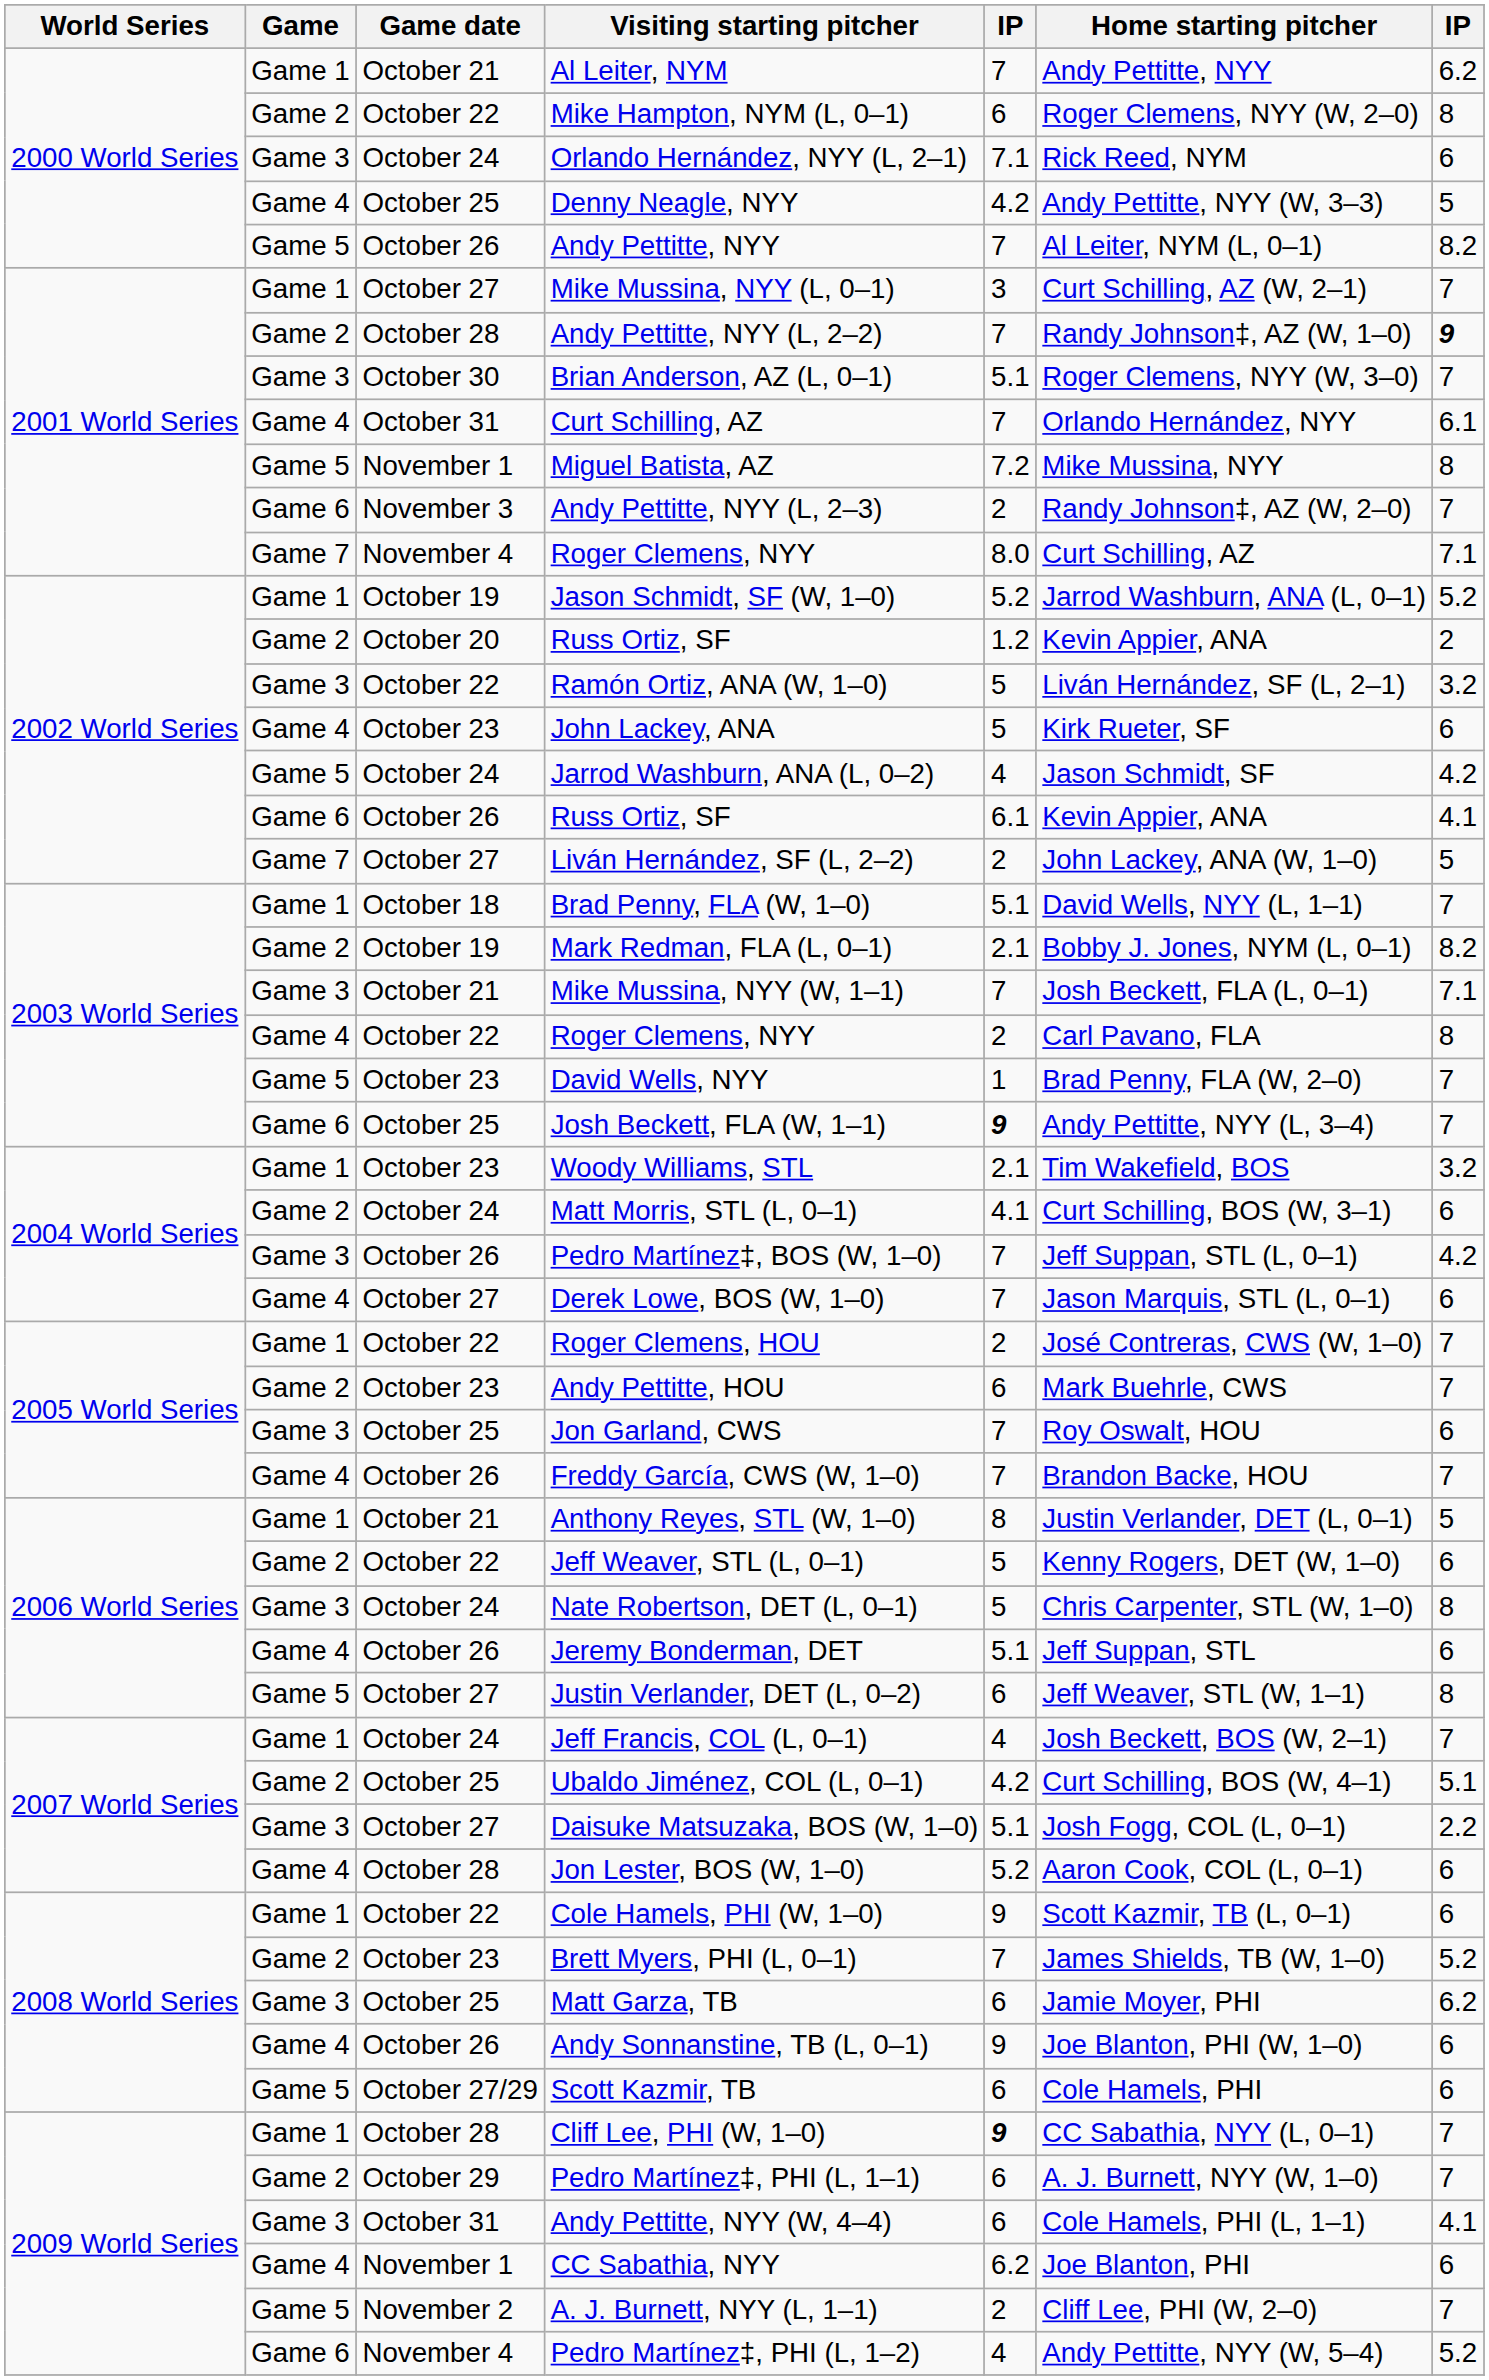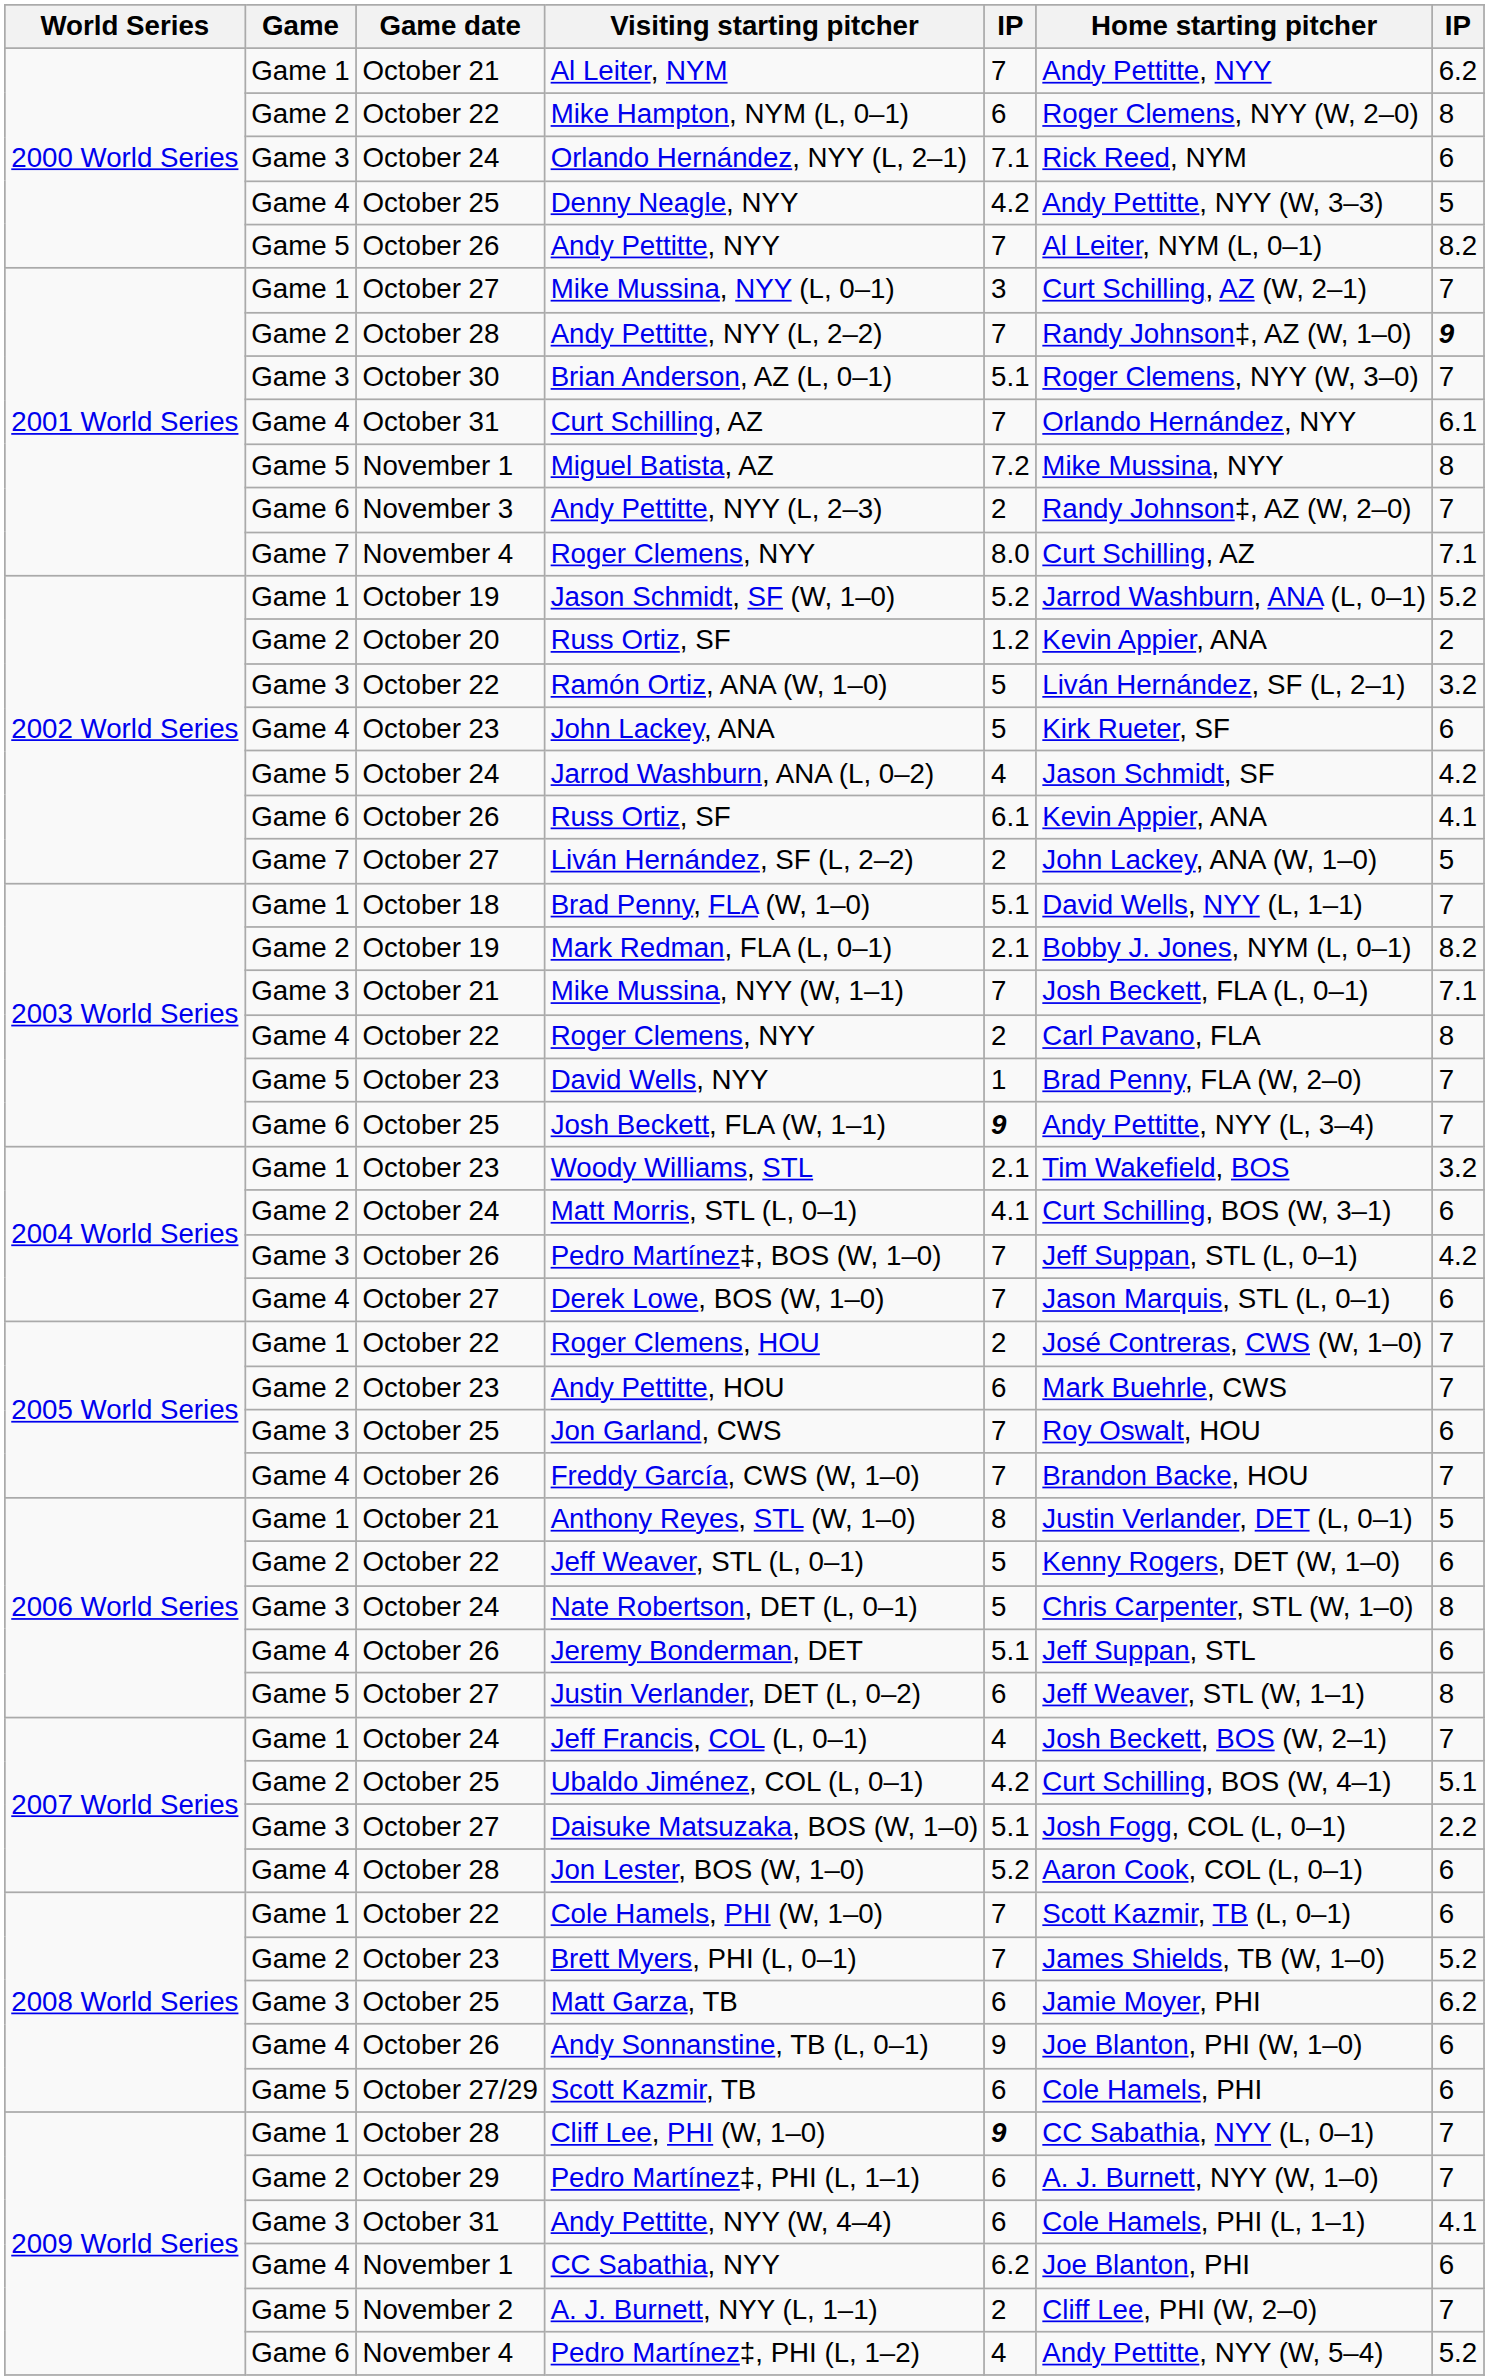(999, 1914) 9 -> (999, 1914) 7
